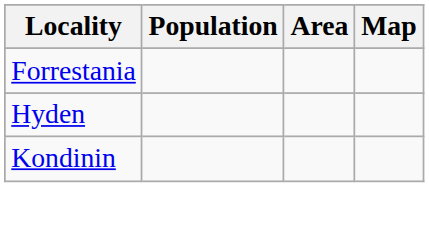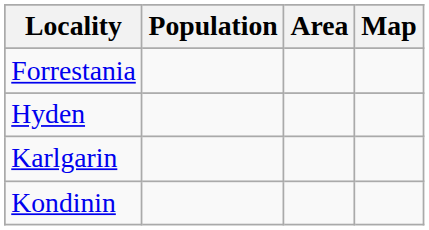+ row: (64, 158)
